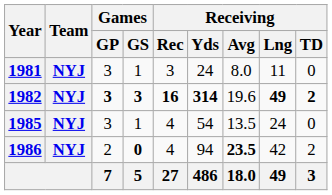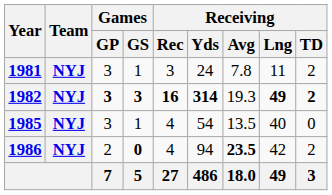(241, 70) 8.0 -> (241, 70) 7.8
(311, 70) 0 -> (311, 70) 2
(241, 96) 19.6 -> (241, 96) 19.3
(278, 123) 24 -> (278, 123) 40
